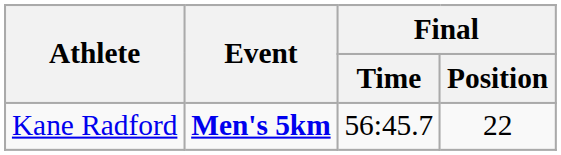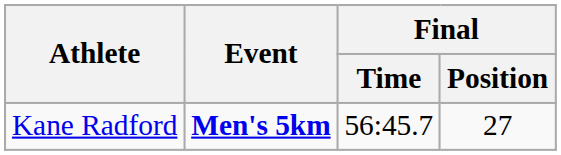(498, 126) 22 -> (498, 126) 27
